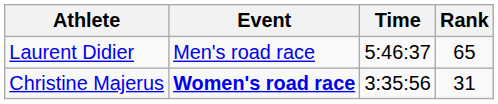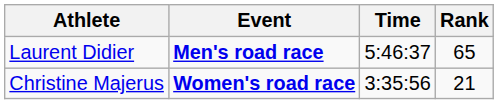(244, 52) normal -> (248, 52) bold
(464, 84) 31 -> (464, 84) 21
